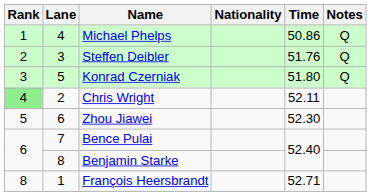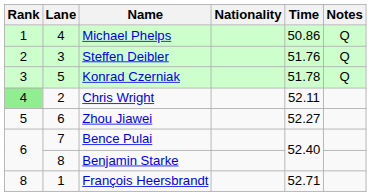(304, 77) 51.80 -> (304, 77) 51.78
(304, 118) 52.30 -> (304, 118) 52.27
